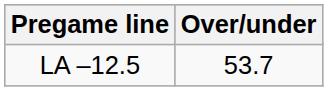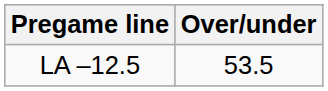(249, 65) 53.7 -> (249, 65) 53.5
